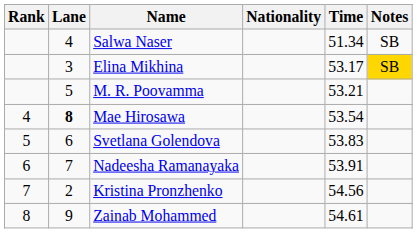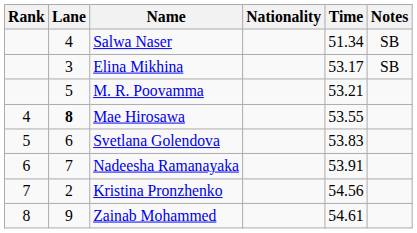(390, 66) gold background -> (390, 66) no background
(346, 116) 53.54 -> (346, 116) 53.55
